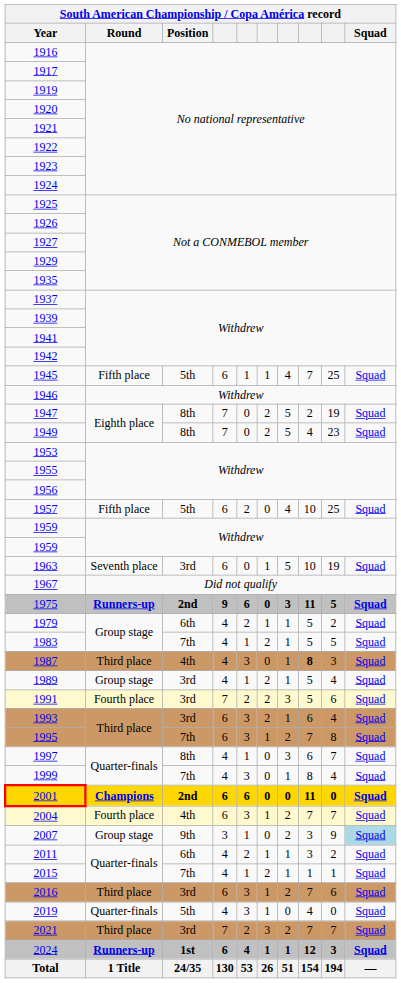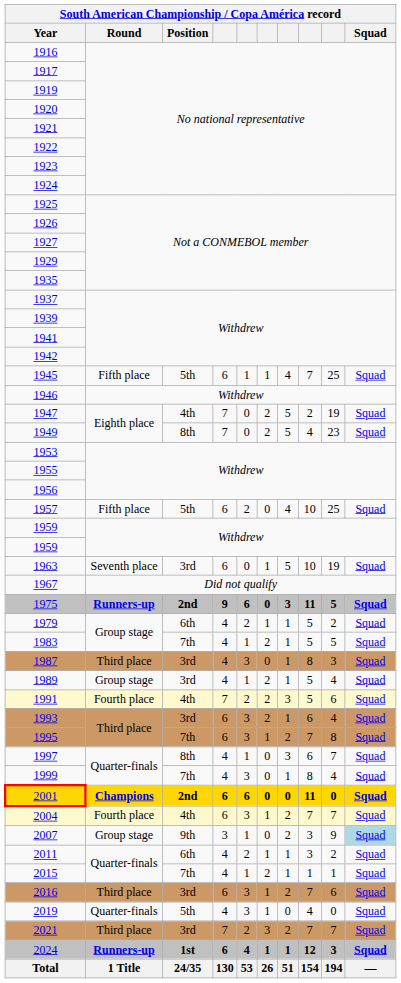(188, 413) 8th -> (188, 413) 4th
(188, 661) 4th -> (188, 661) 3rd
(310, 661) bold -> (310, 661) normal
(188, 699) 3rd -> (188, 699) 4th
